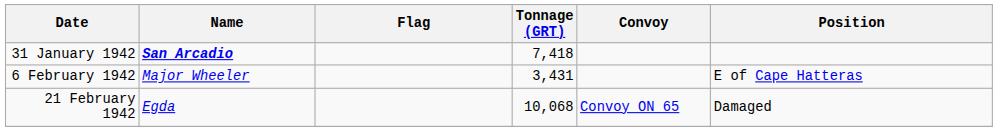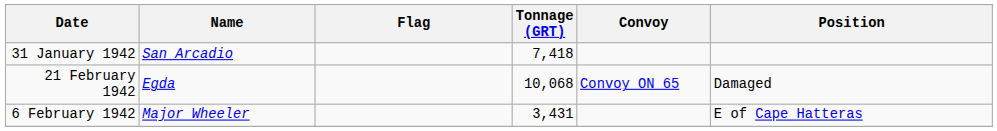(188, 54) bold -> (188, 54) normal
rows swapped: (74, 77) <-> (90, 107)
